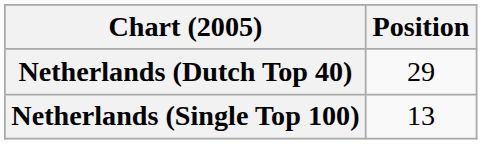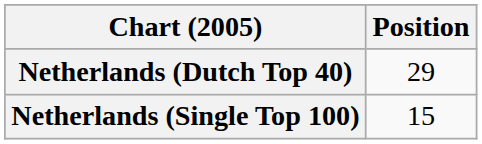(421, 116) 13 -> (421, 116) 15
